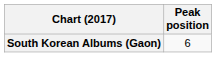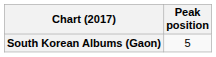(188, 43) 6 -> (188, 43) 5
